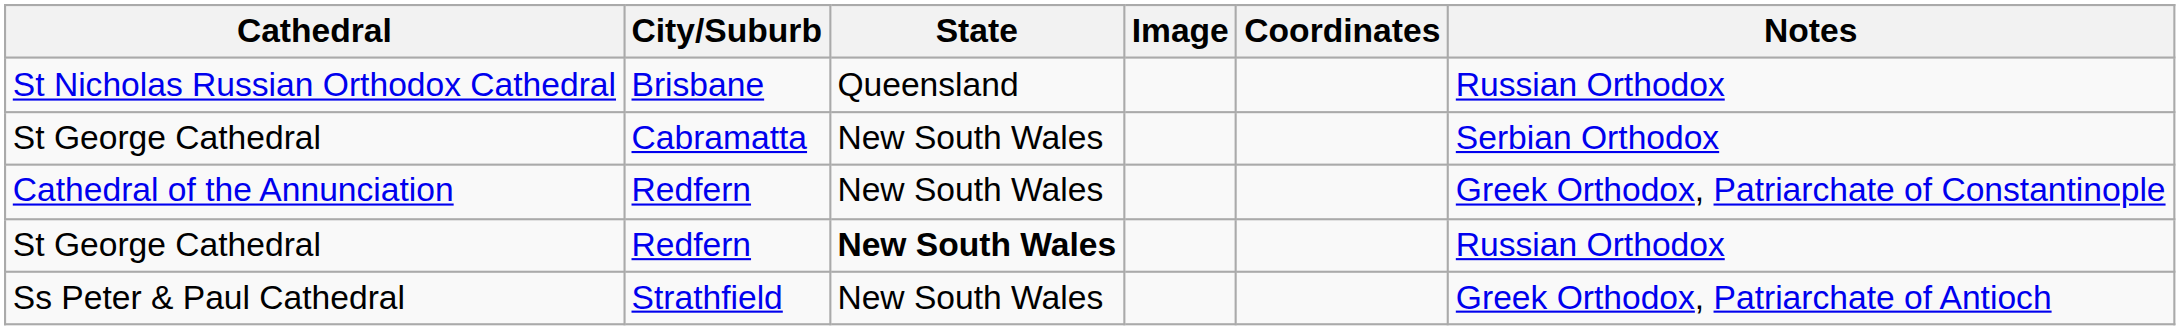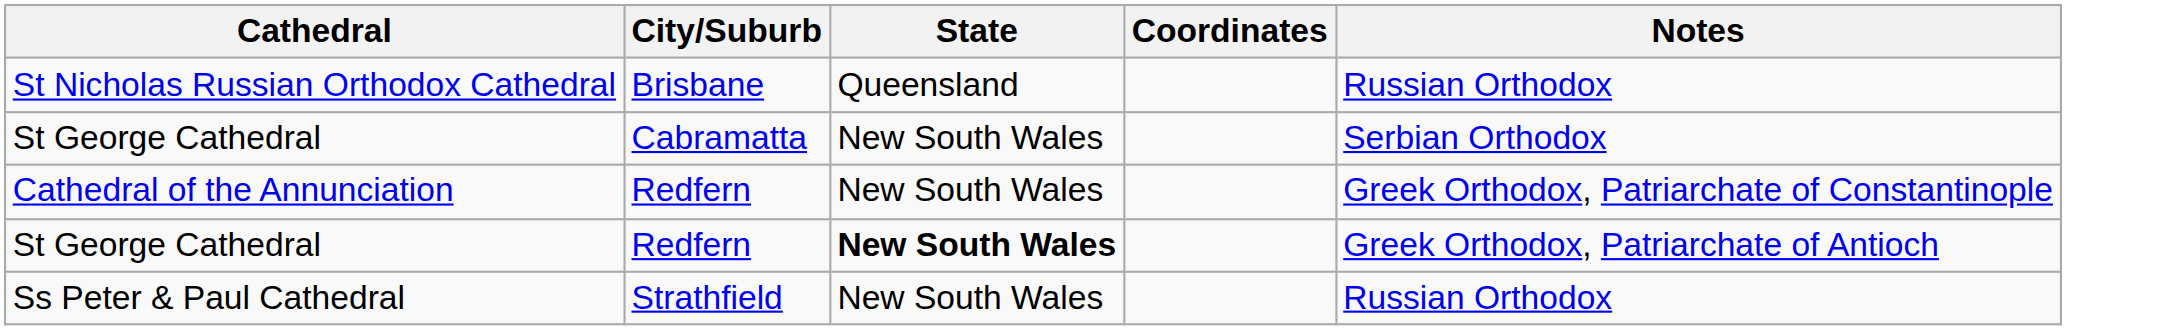- column: (1180, 31)
(1590, 244) Russian Orthodox -> (1641, 244) Greek Orthodox, Patriarchate of Antioch
(1754, 297) Greek Orthodox, Patriarchate of Antioch -> (1478, 297) Russian Orthodox
